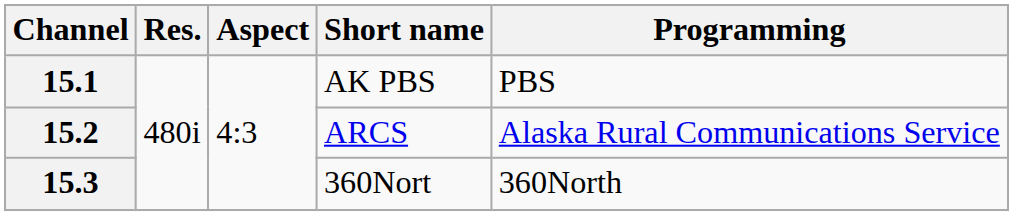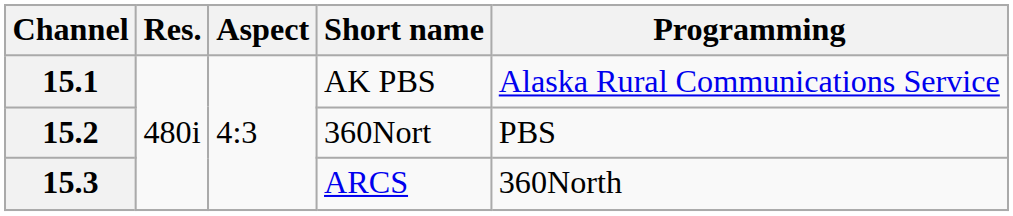(527, 81) PBS -> (749, 81) Alaska Rural Communications Service
(366, 132) ARCS -> (378, 132) 360Nort
(749, 132) Alaska Rural Communications Service -> (527, 132) PBS
(378, 183) 360Nort -> (366, 183) ARCS
